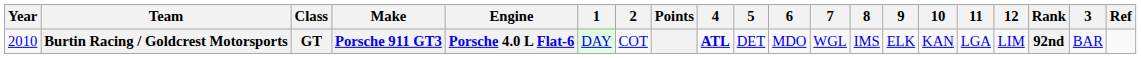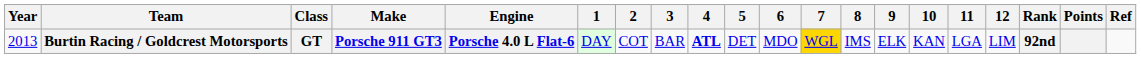columns swapped: (1088, 17) <-> (674, 17)
(23, 41) 2010 -> (23, 41) 2013
(830, 41) no background -> (821, 41) gold background
